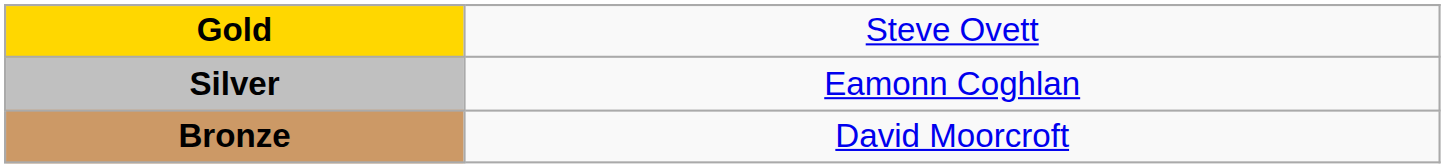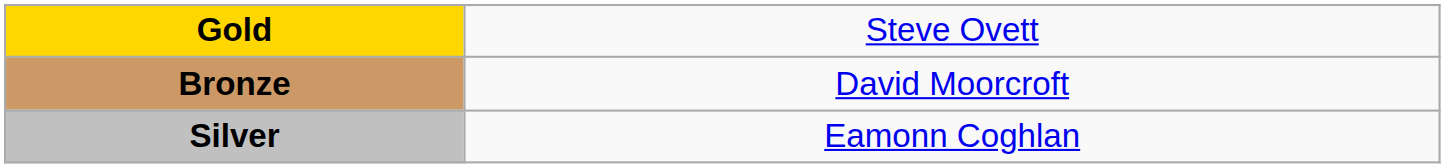rows swapped: (235, 83) <-> (235, 135)
